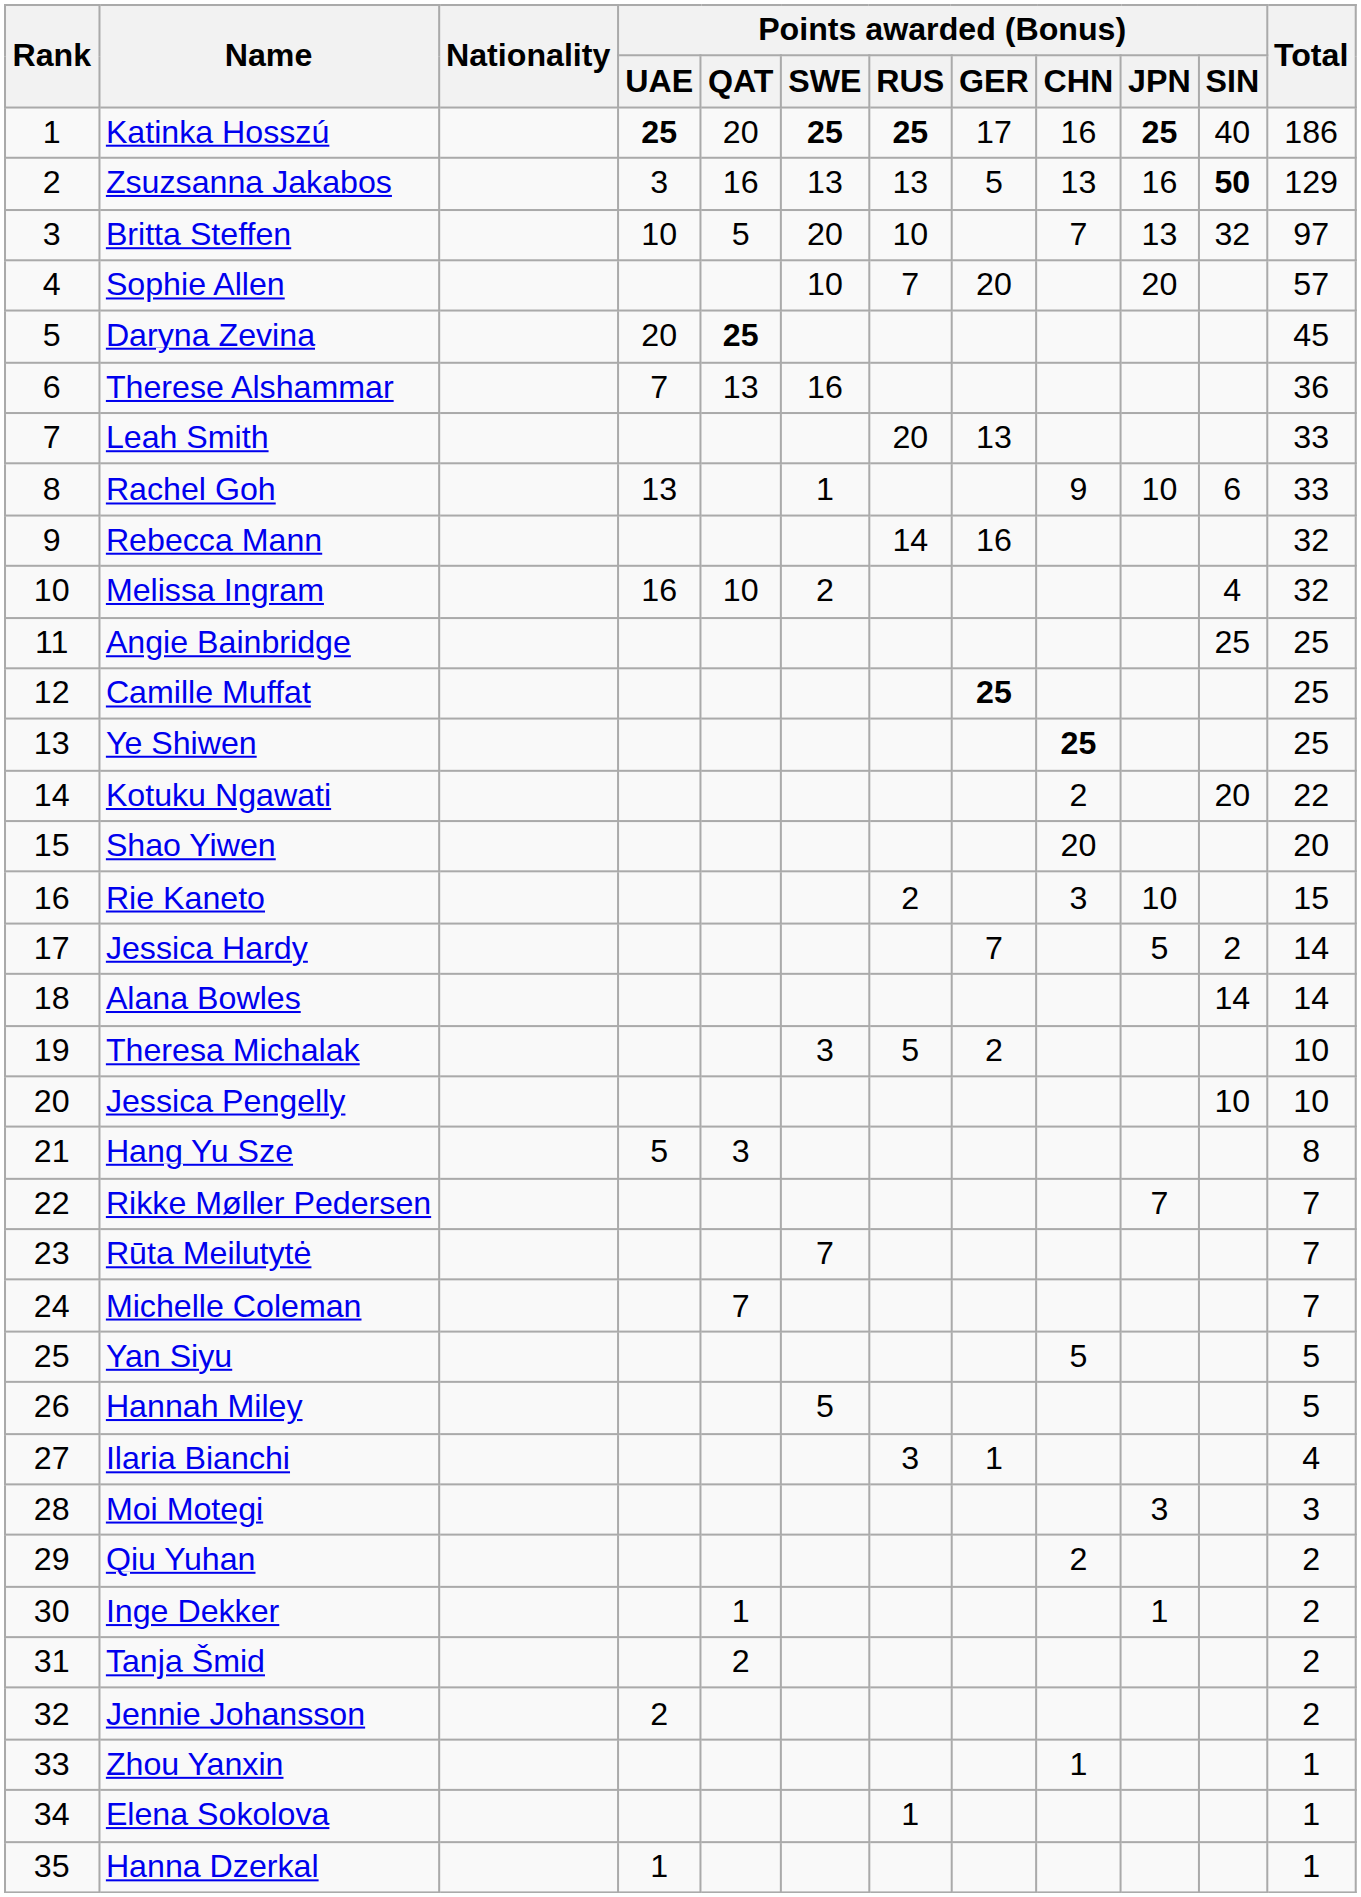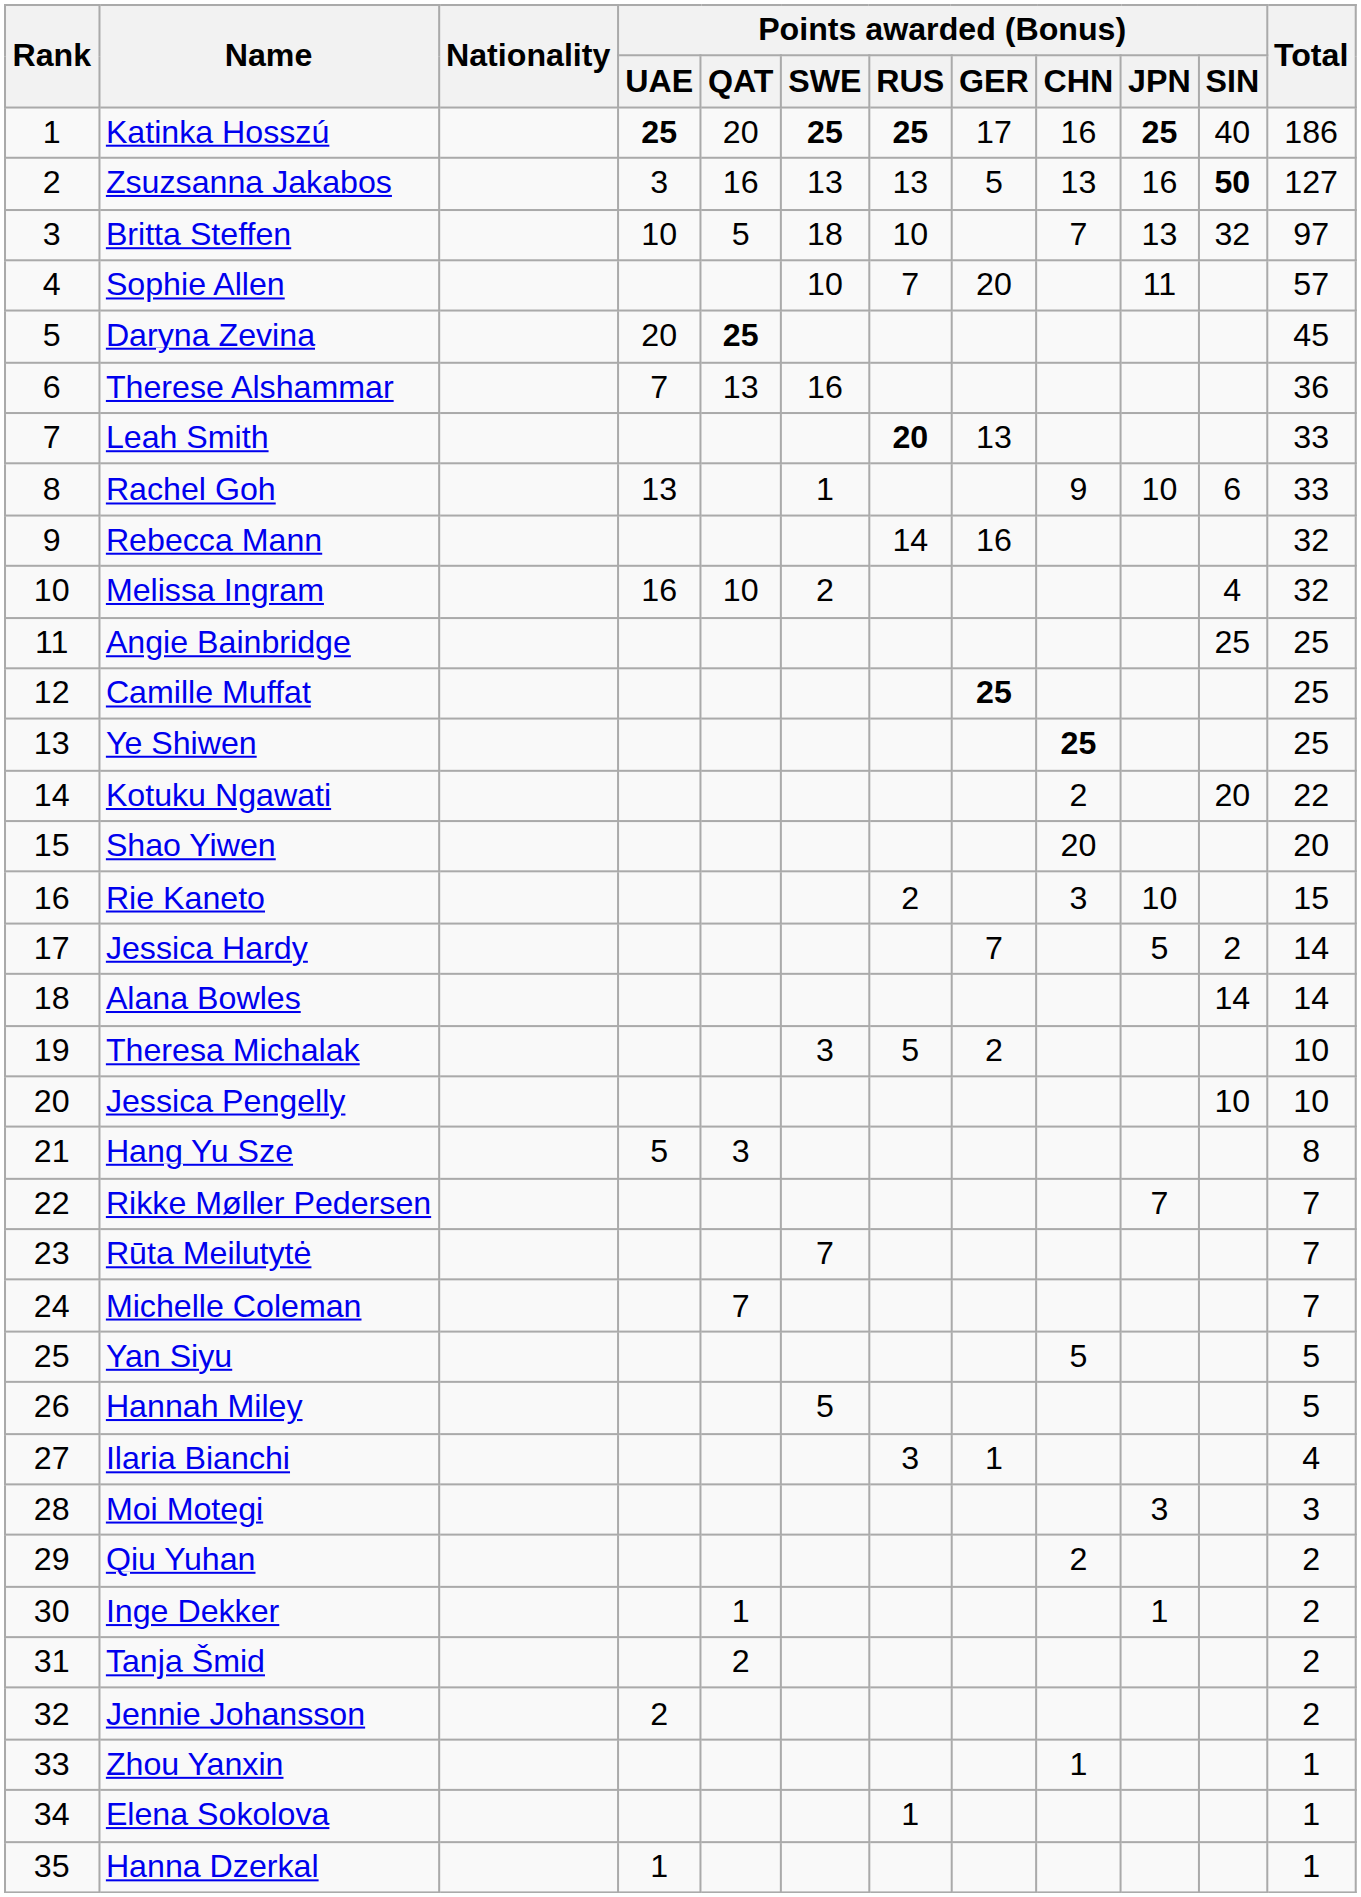(1311, 183) 129 -> (1311, 183) 127
(825, 234) 20 -> (825, 234) 18
(1159, 285) 20 -> (1159, 285) 11
(910, 438) normal -> (910, 438) bold
